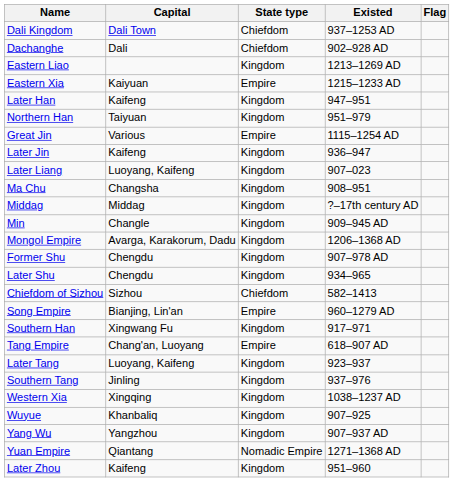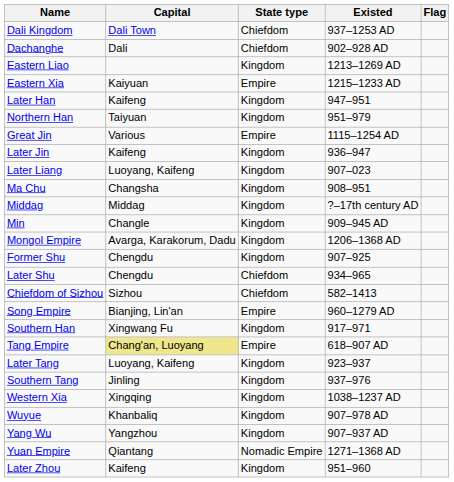(358, 258) 907–978 AD -> (349, 258) 907–925
(263, 275) Kingdom -> (264, 275) Chiefdom
(156, 345) no background -> (156, 345) khaki background
(349, 415) 907–925 -> (358, 415) 907–978 AD
